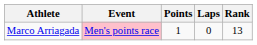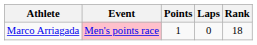(237, 31) 13 -> (237, 31) 18
